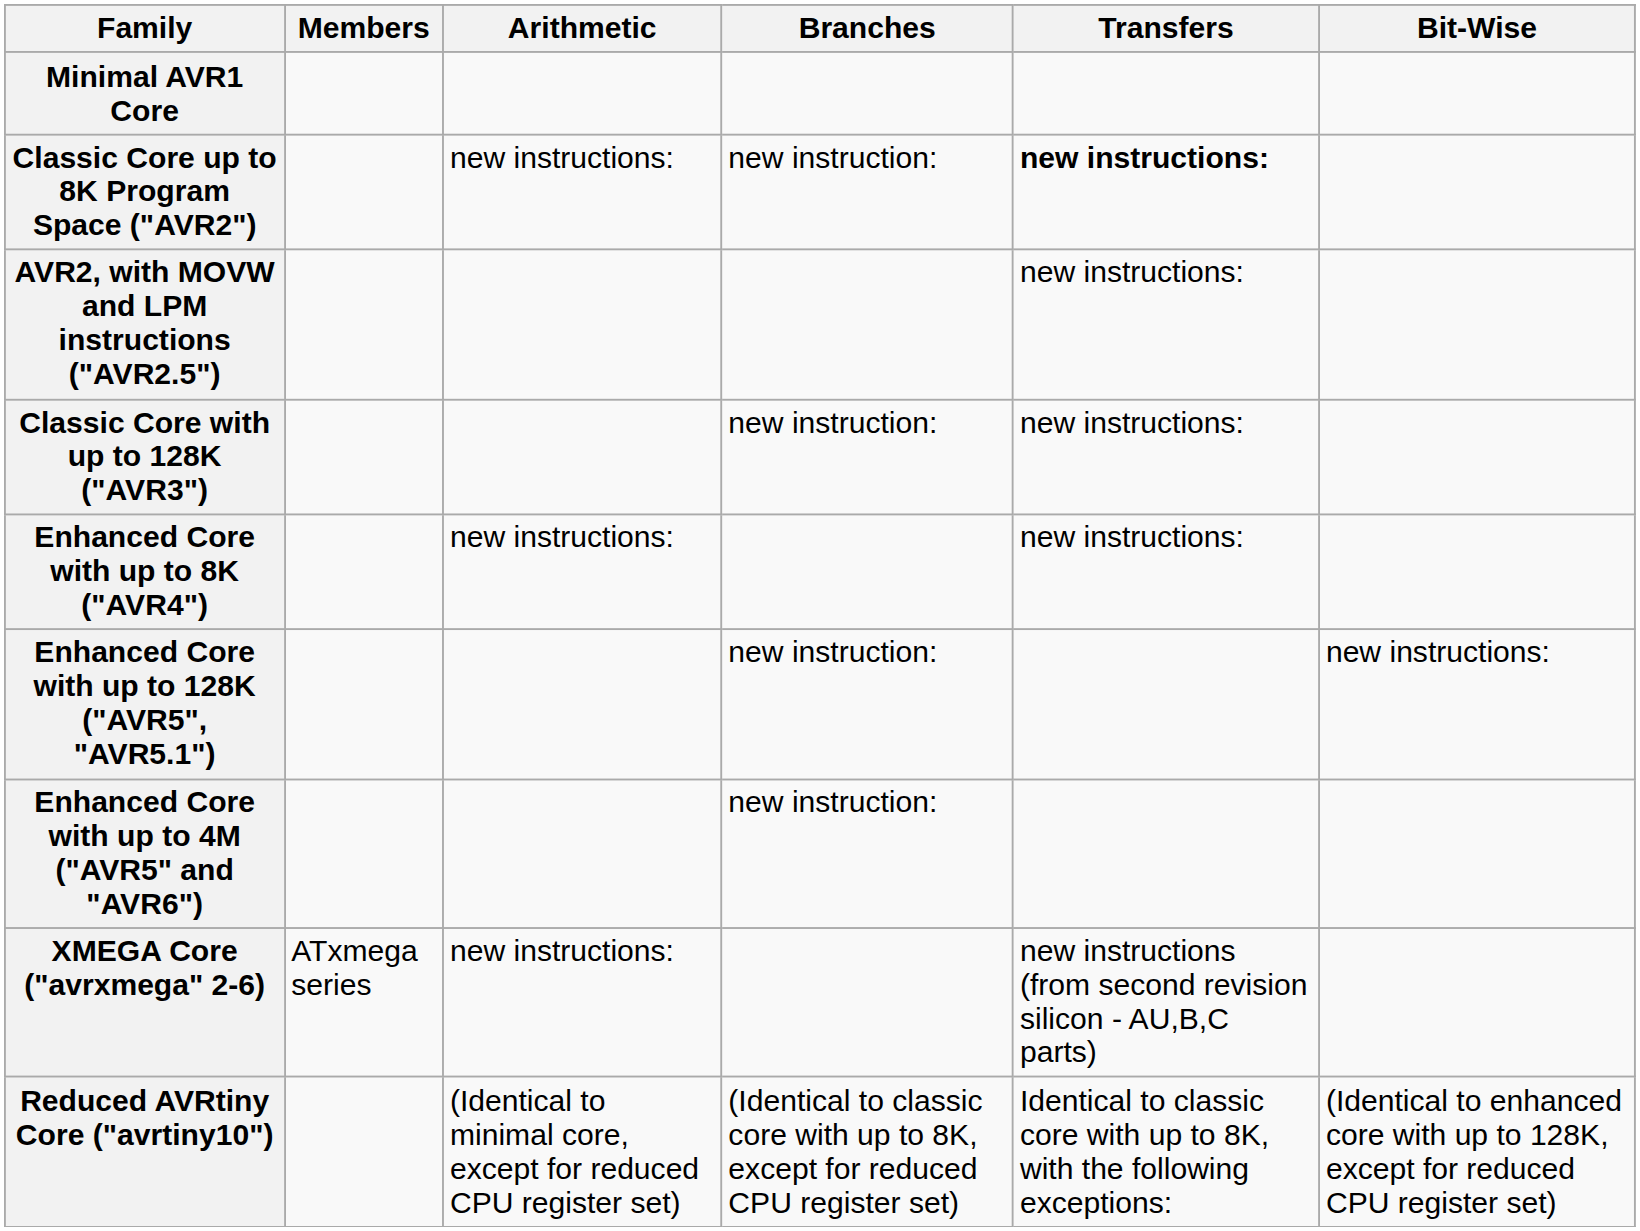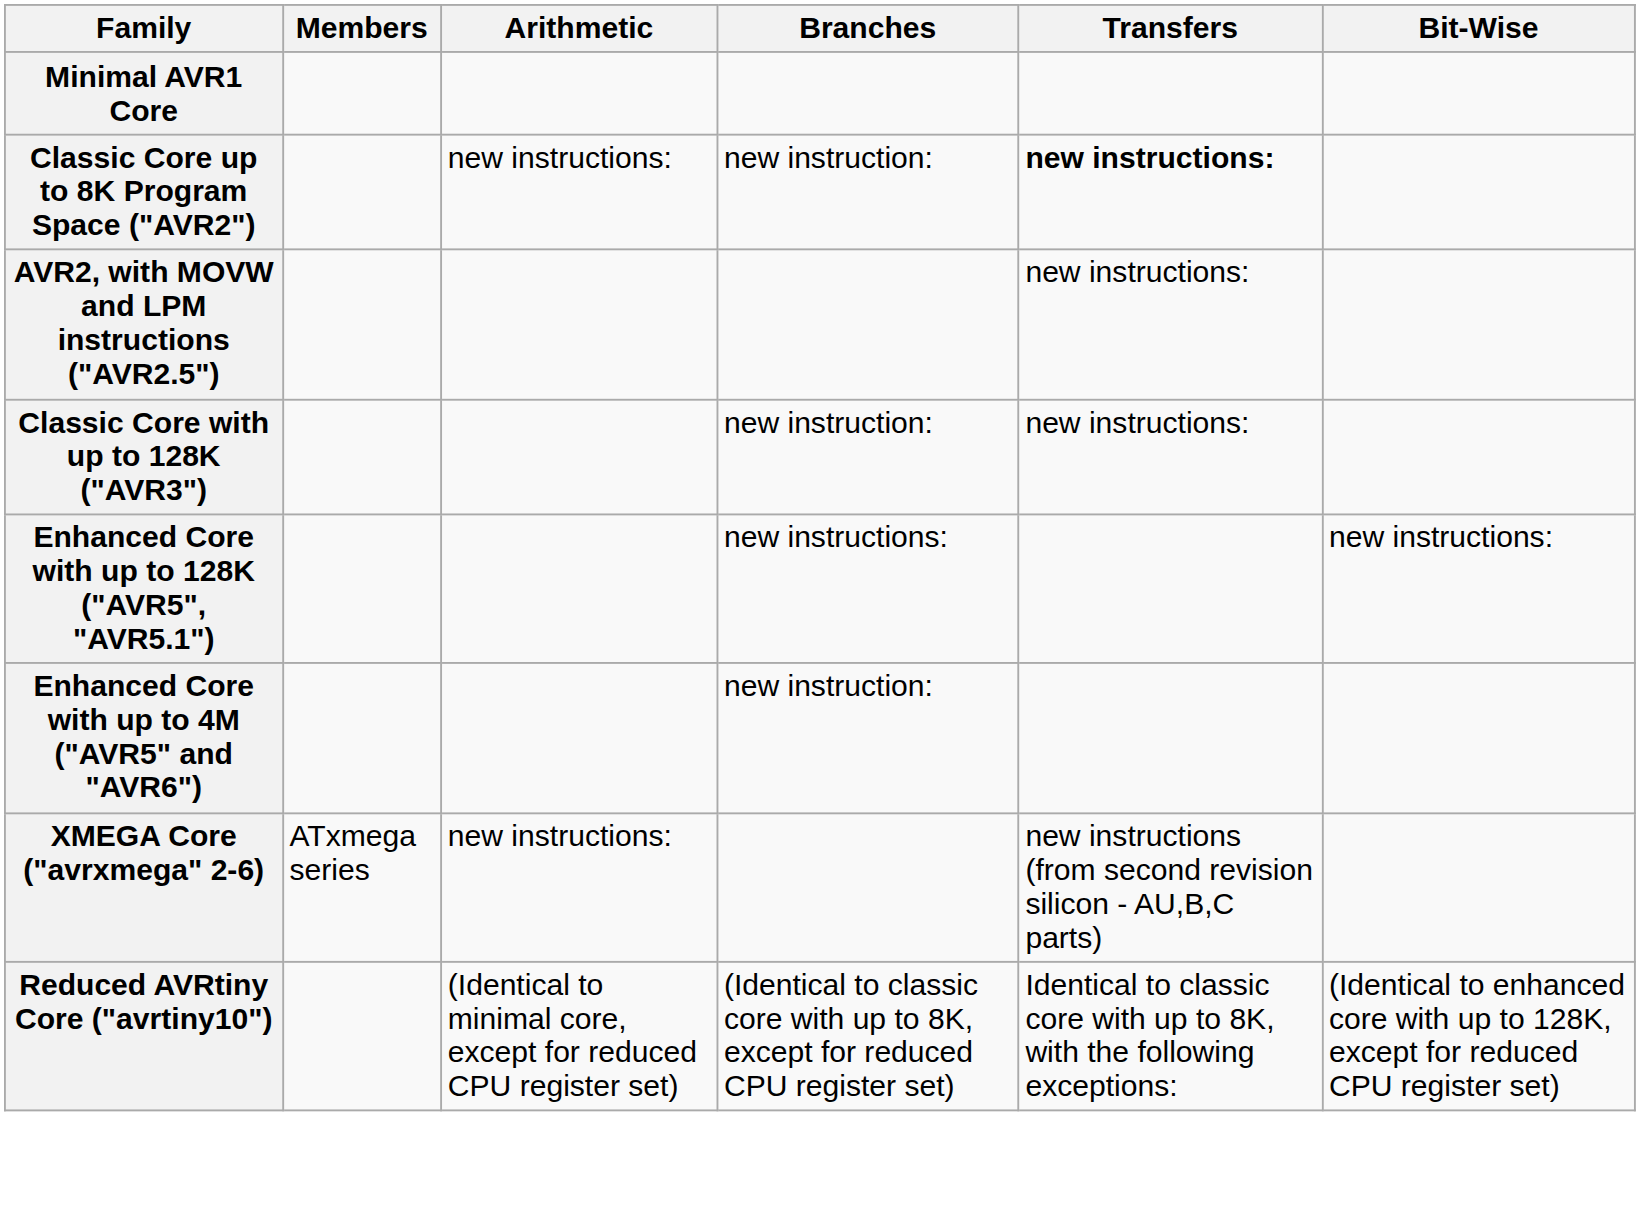- row: (145, 571)
(833, 652) new instruction: -> (836, 537) new instructions:
